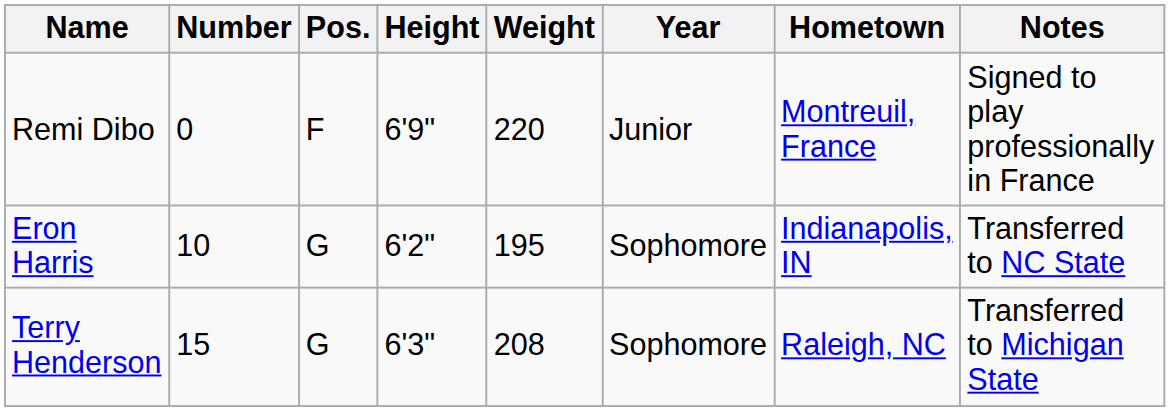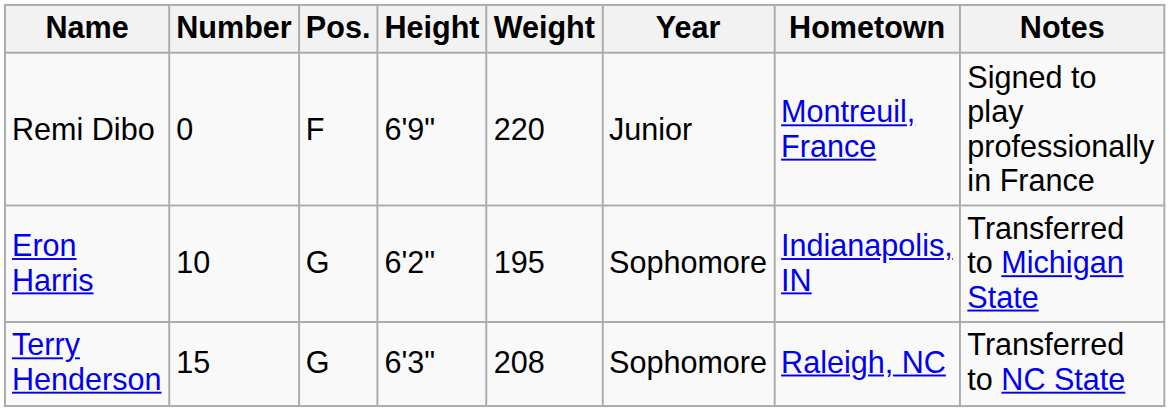(1046, 245) Transferred to NC State -> (1046, 263) Transferred to Michigan State
(1046, 346) Transferred to Michigan State -> (1046, 363) Transferred to NC State
